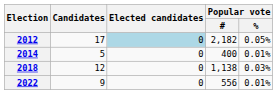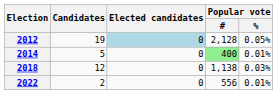(100, 40) 17 -> (100, 40) 19
(224, 40) 2,182 -> (224, 40) 2,128
(229, 54) no background -> (229, 54) lightgreen background
(102, 82) 9 -> (102, 82) 2
